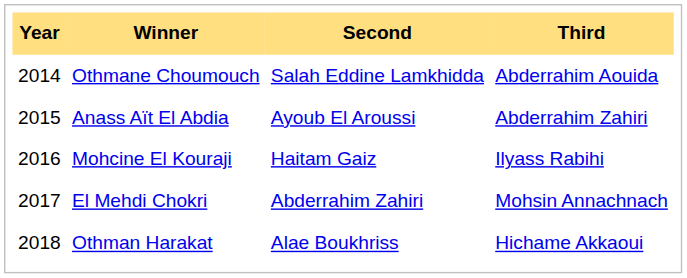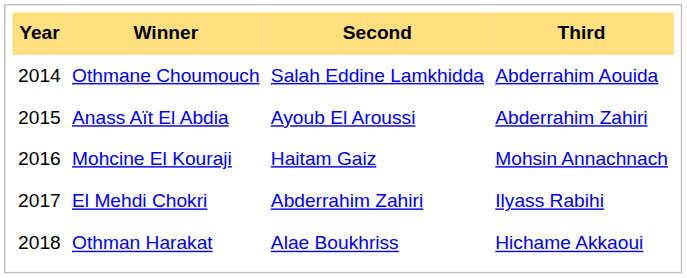(550, 159) Ilyass Rabihi -> (582, 159) Mohsin Annachnach
(582, 201) Mohsin Annachnach -> (550, 201) Ilyass Rabihi
